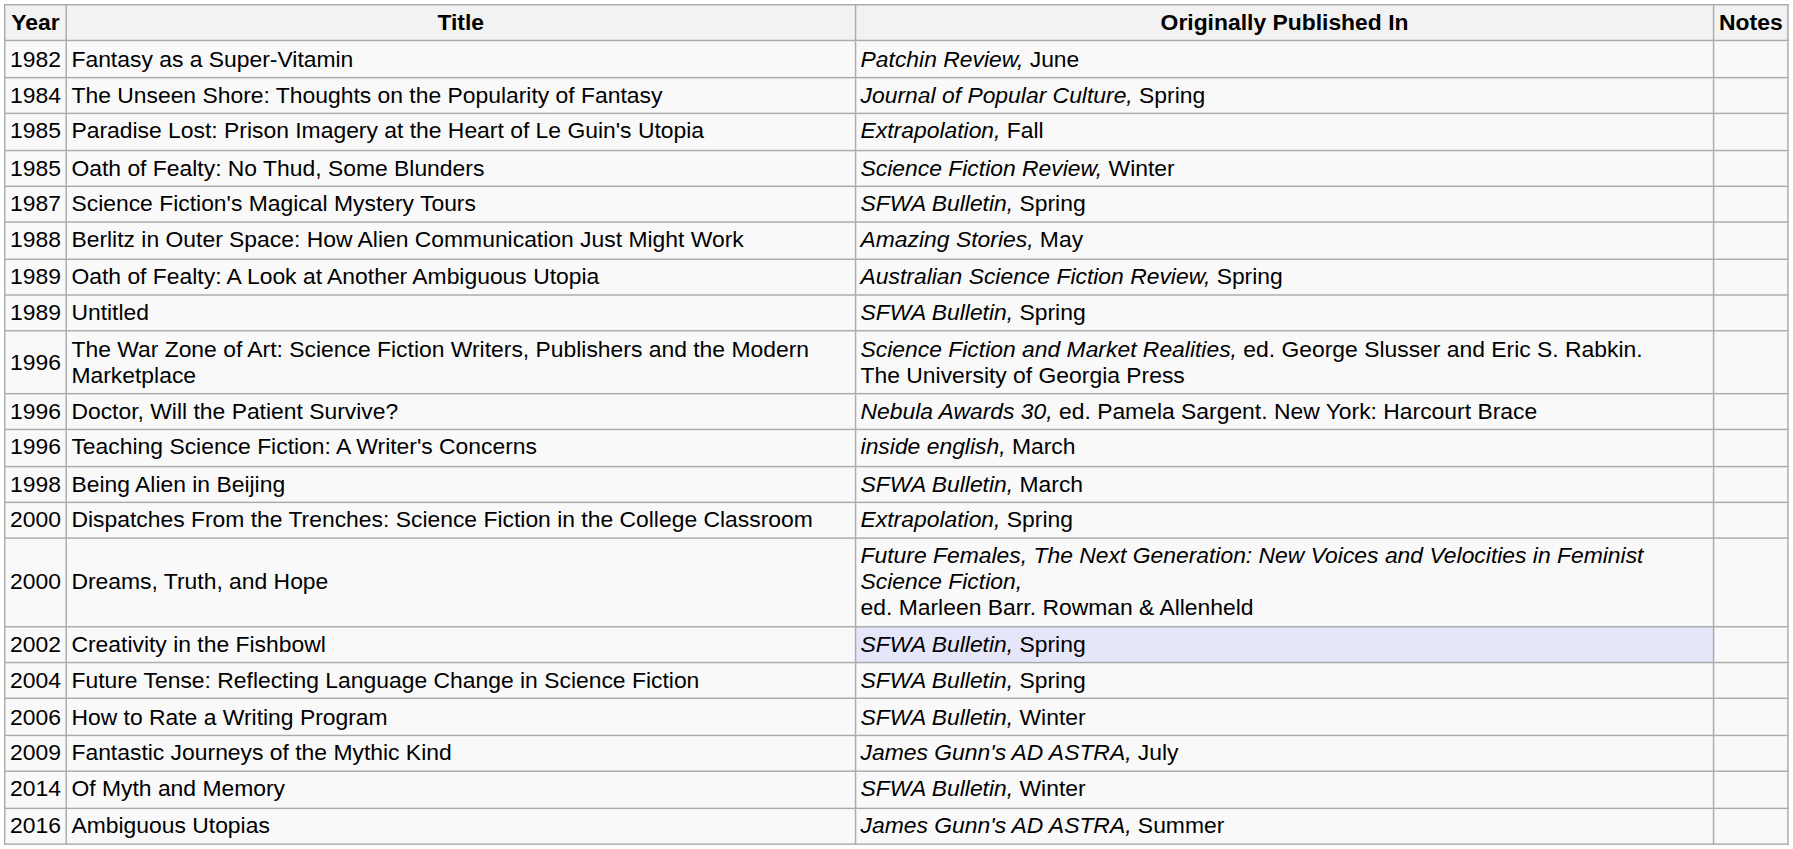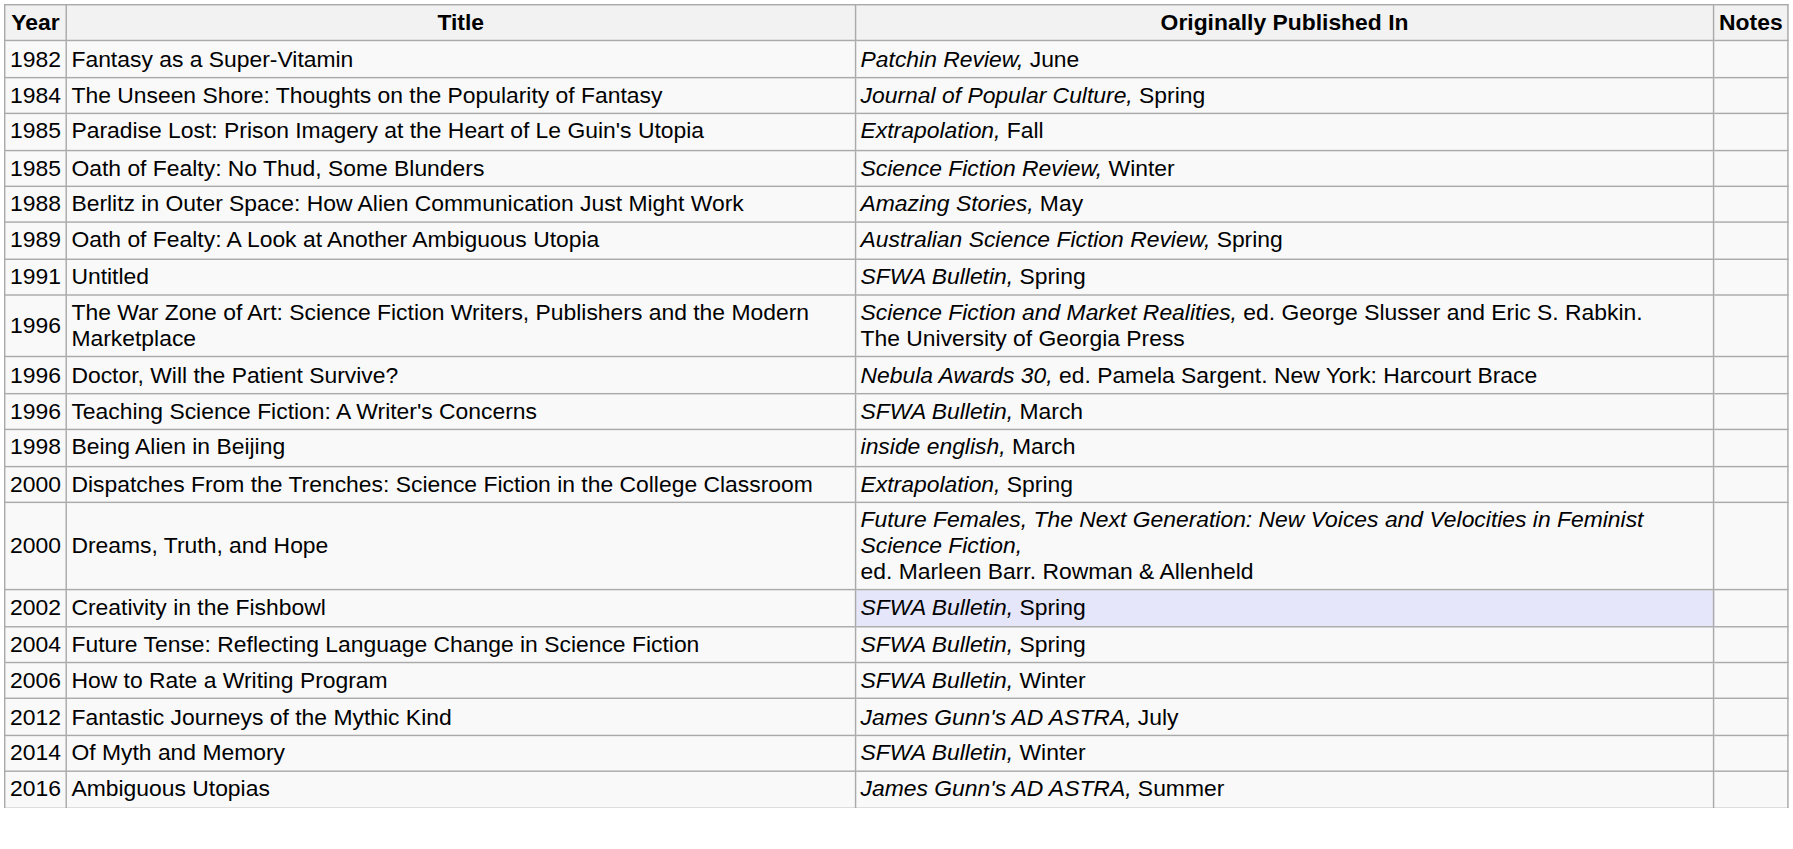- row: (274, 204)
(35, 312) 1989 -> (35, 276) 1991
(968, 447) inside english, March -> (972, 411) SFWA Bulletin, March
(972, 483) SFWA Bulletin, March -> (968, 447) inside english, March
(35, 753) 2009 -> (35, 716) 2012
